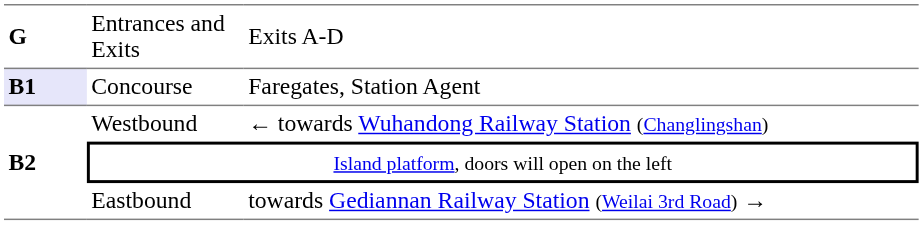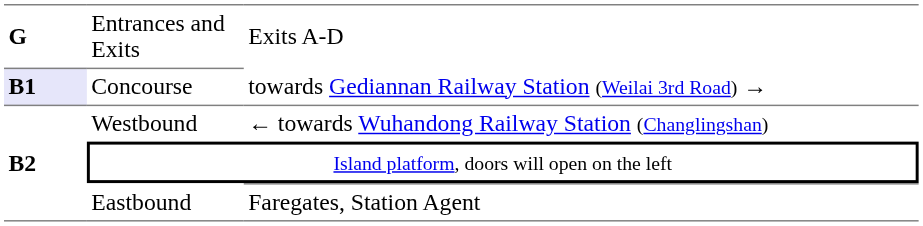(364, 86) Faregates, Station Agent -> (508, 85) towards Gediannan Railway Station (Weilai 3rd Road) →
(508, 200) towards Gediannan Railway Station (Weilai 3rd Road) → -> (364, 202) Faregates, Station Agent
